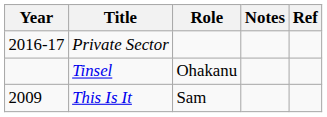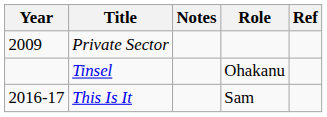columns swapped: (207, 17) <-> (265, 17)
(36, 44) 2016-17 -> (25, 44) 2009
(25, 97) 2009 -> (36, 97) 2016-17
